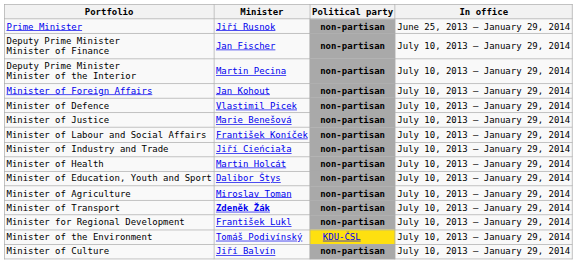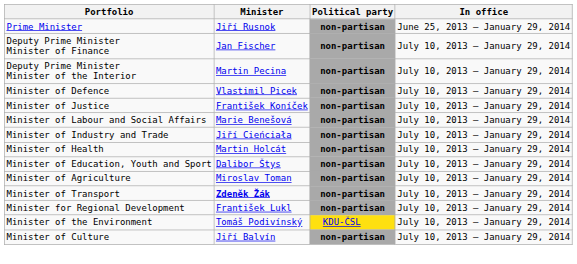- row: (79, 91)
(254, 120) Marie Benešová -> (262, 105) František Koníček
(262, 135) František Koníček -> (254, 120) Marie Benešová
